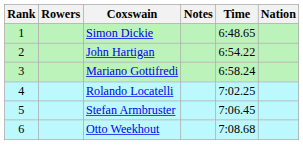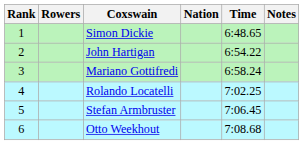columns swapped: (278, 14) <-> (198, 14)
